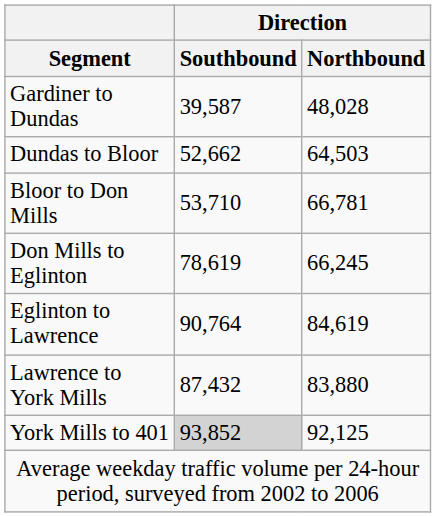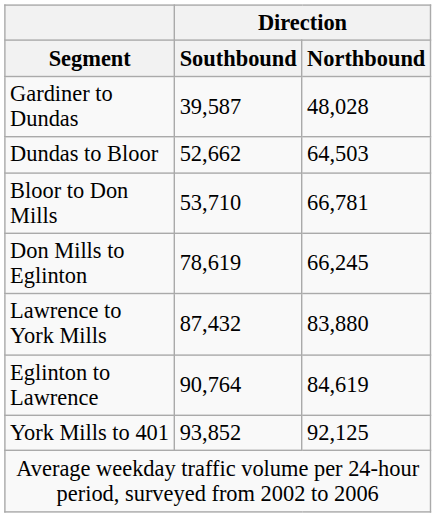rows swapped: (60, 324) <-> (66, 384)
(210, 432) lightgrey background -> (210, 432) no background
